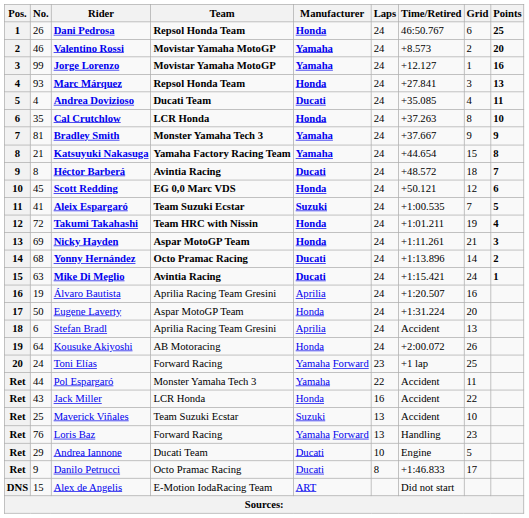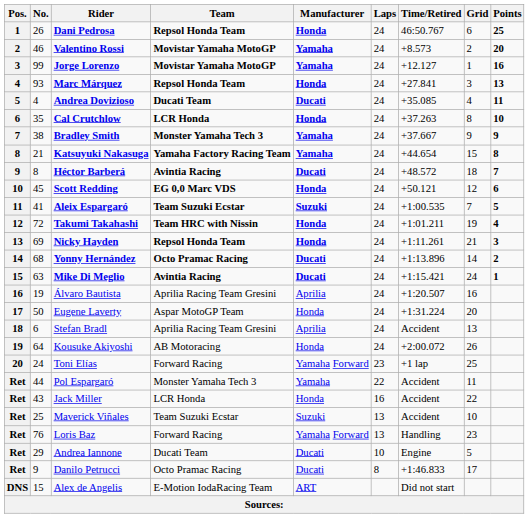(38, 136) 81 -> (38, 136) 38
(201, 241) Aspar MotoGP Team -> (199, 241) Repsol Honda Team
